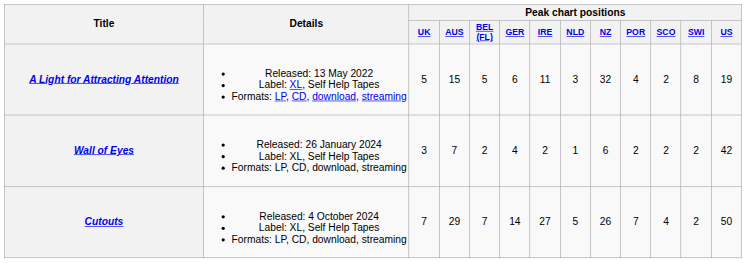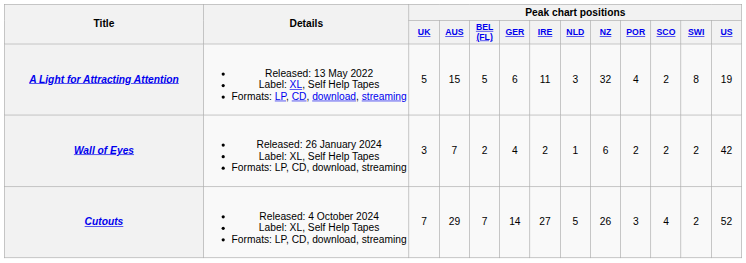(636, 222) 7 -> (636, 222) 3
(726, 222) 50 -> (726, 222) 52
